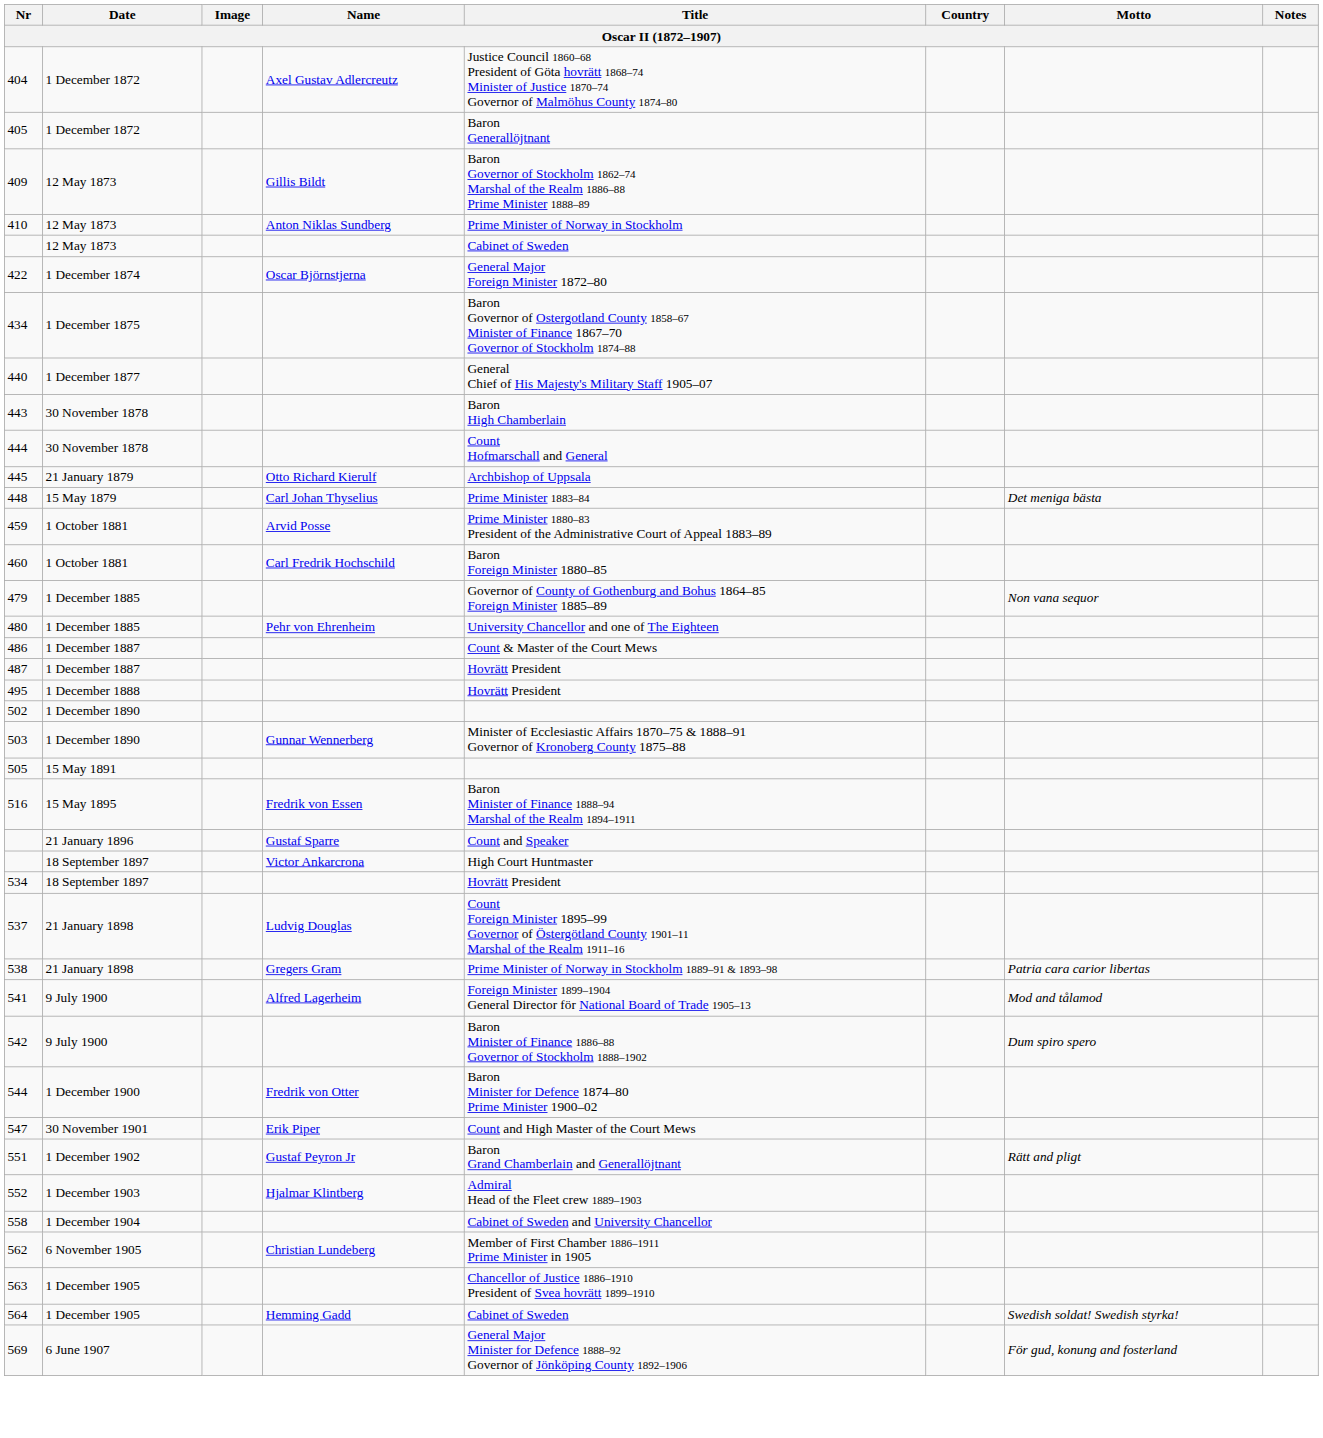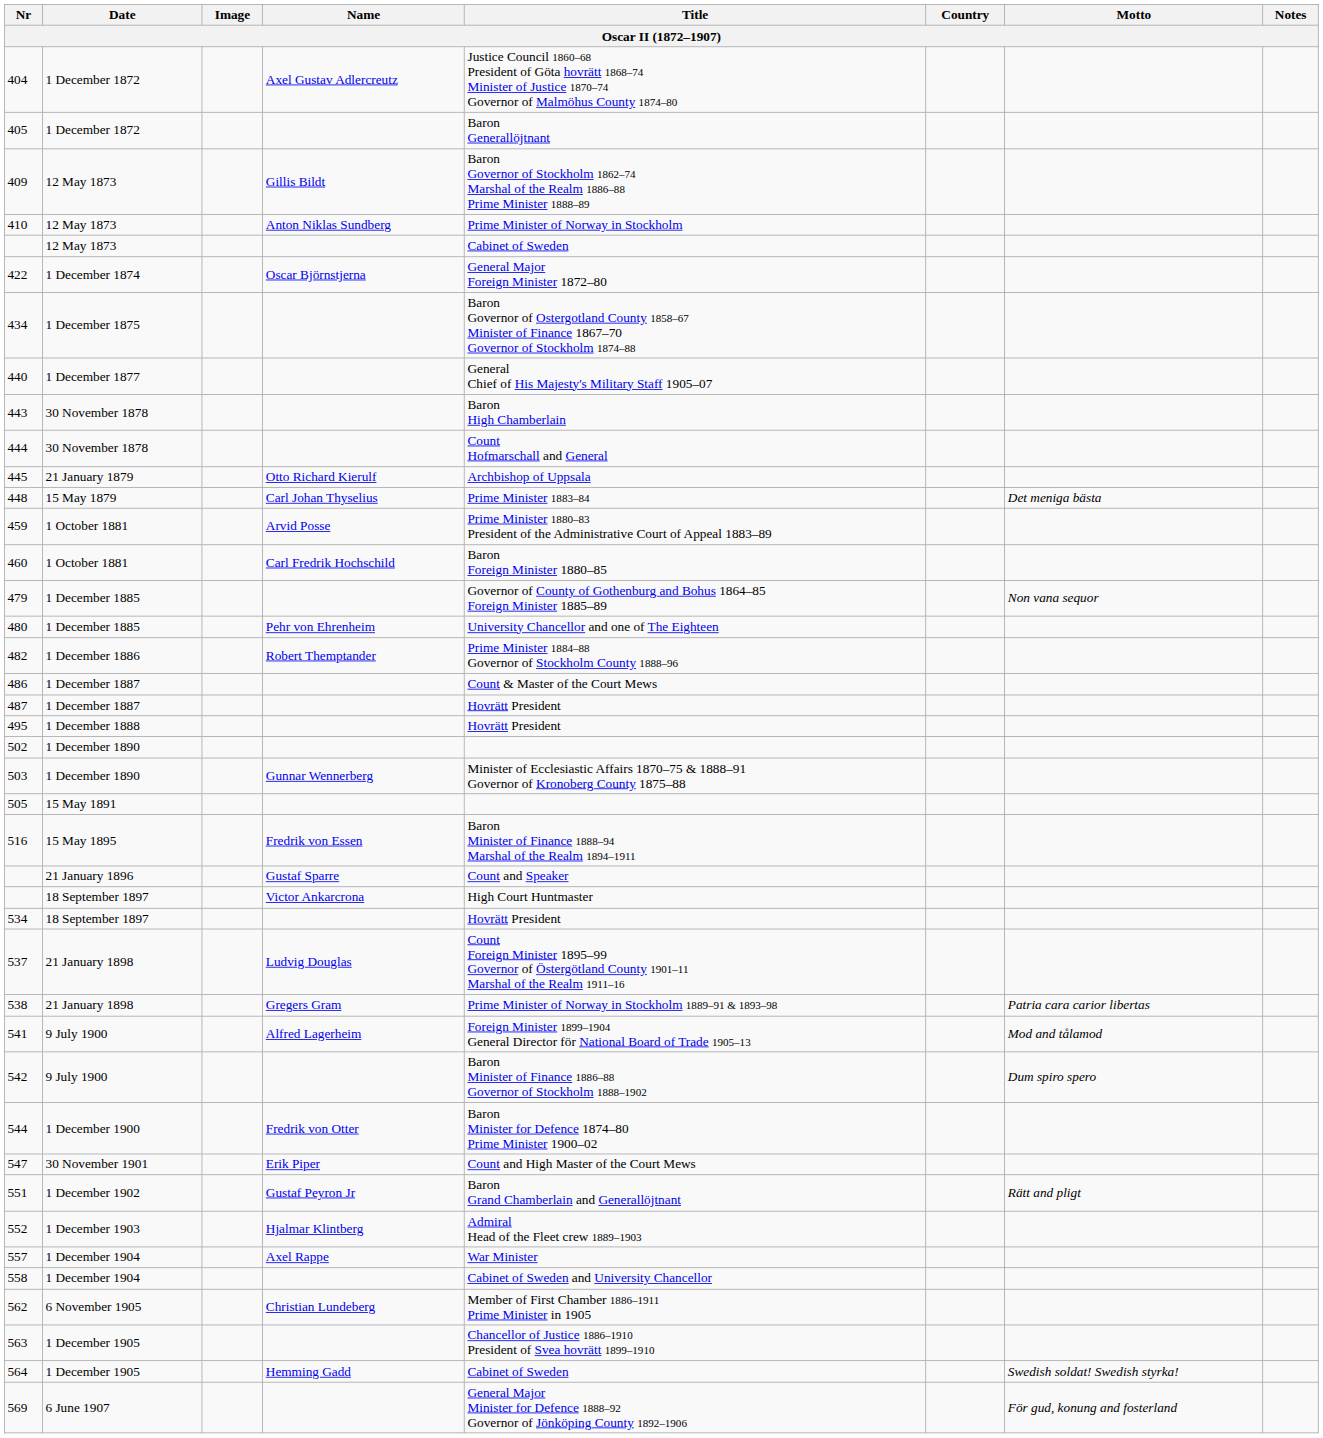+ row: (17, 655)
+ row: (17, 1257)
